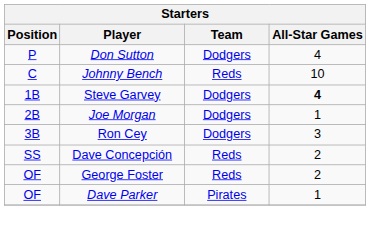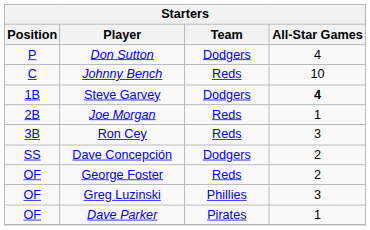(227, 114) Dodgers -> (227, 114) Reds
(227, 134) Dodgers -> (227, 134) Reds
(227, 154) Reds -> (227, 154) Dodgers
+ row: (122, 194)
